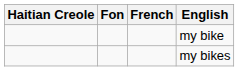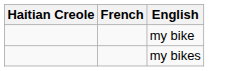- column: (112, 14)
